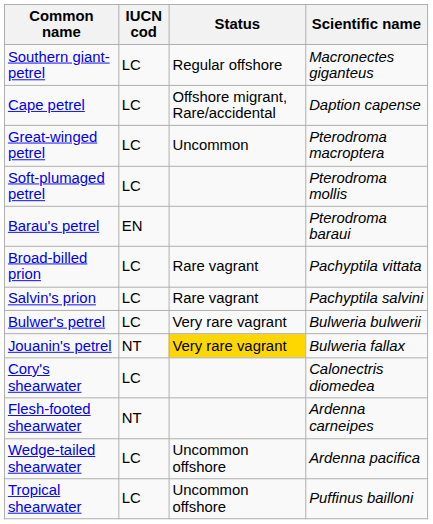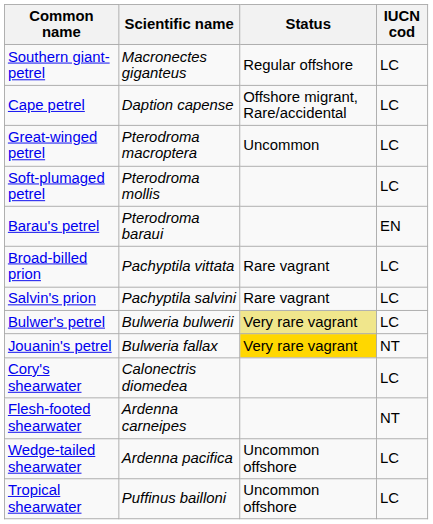columns swapped: (366, 24) <-> (144, 24)
(229, 322) no background -> (300, 322) khaki background
